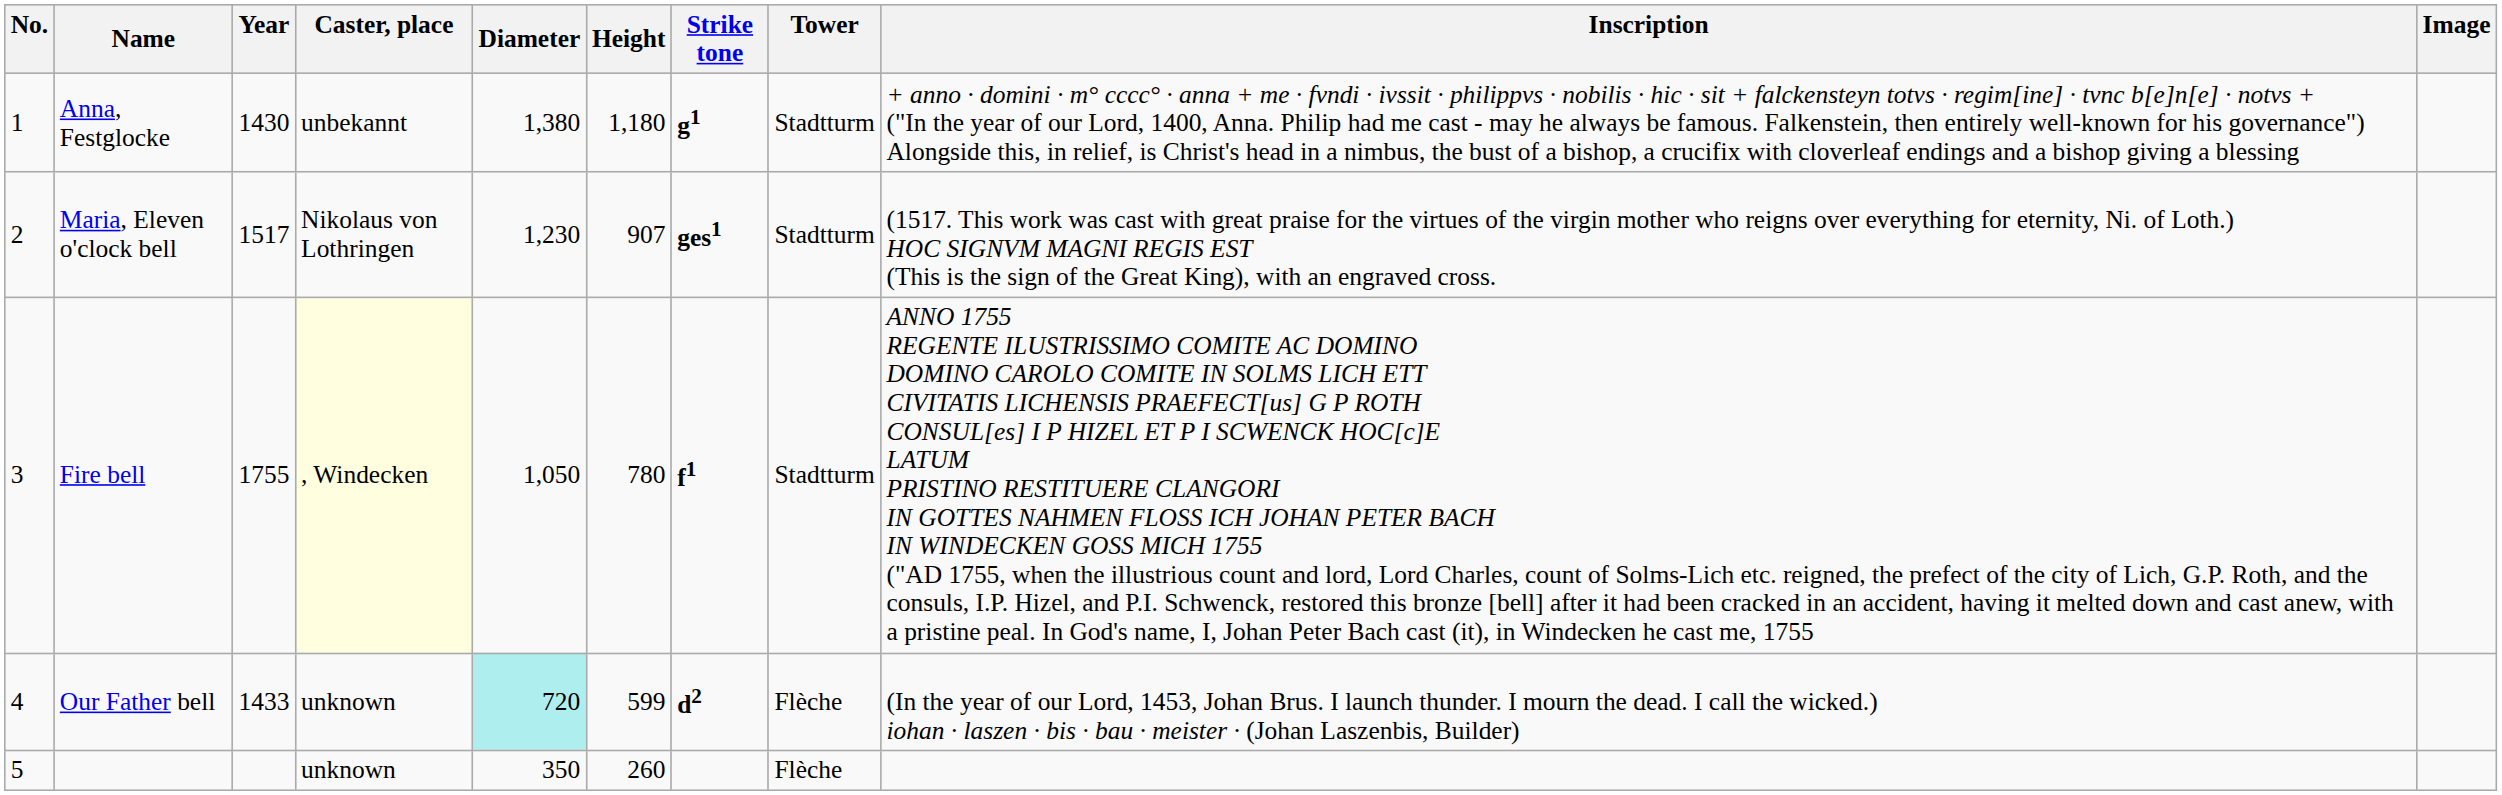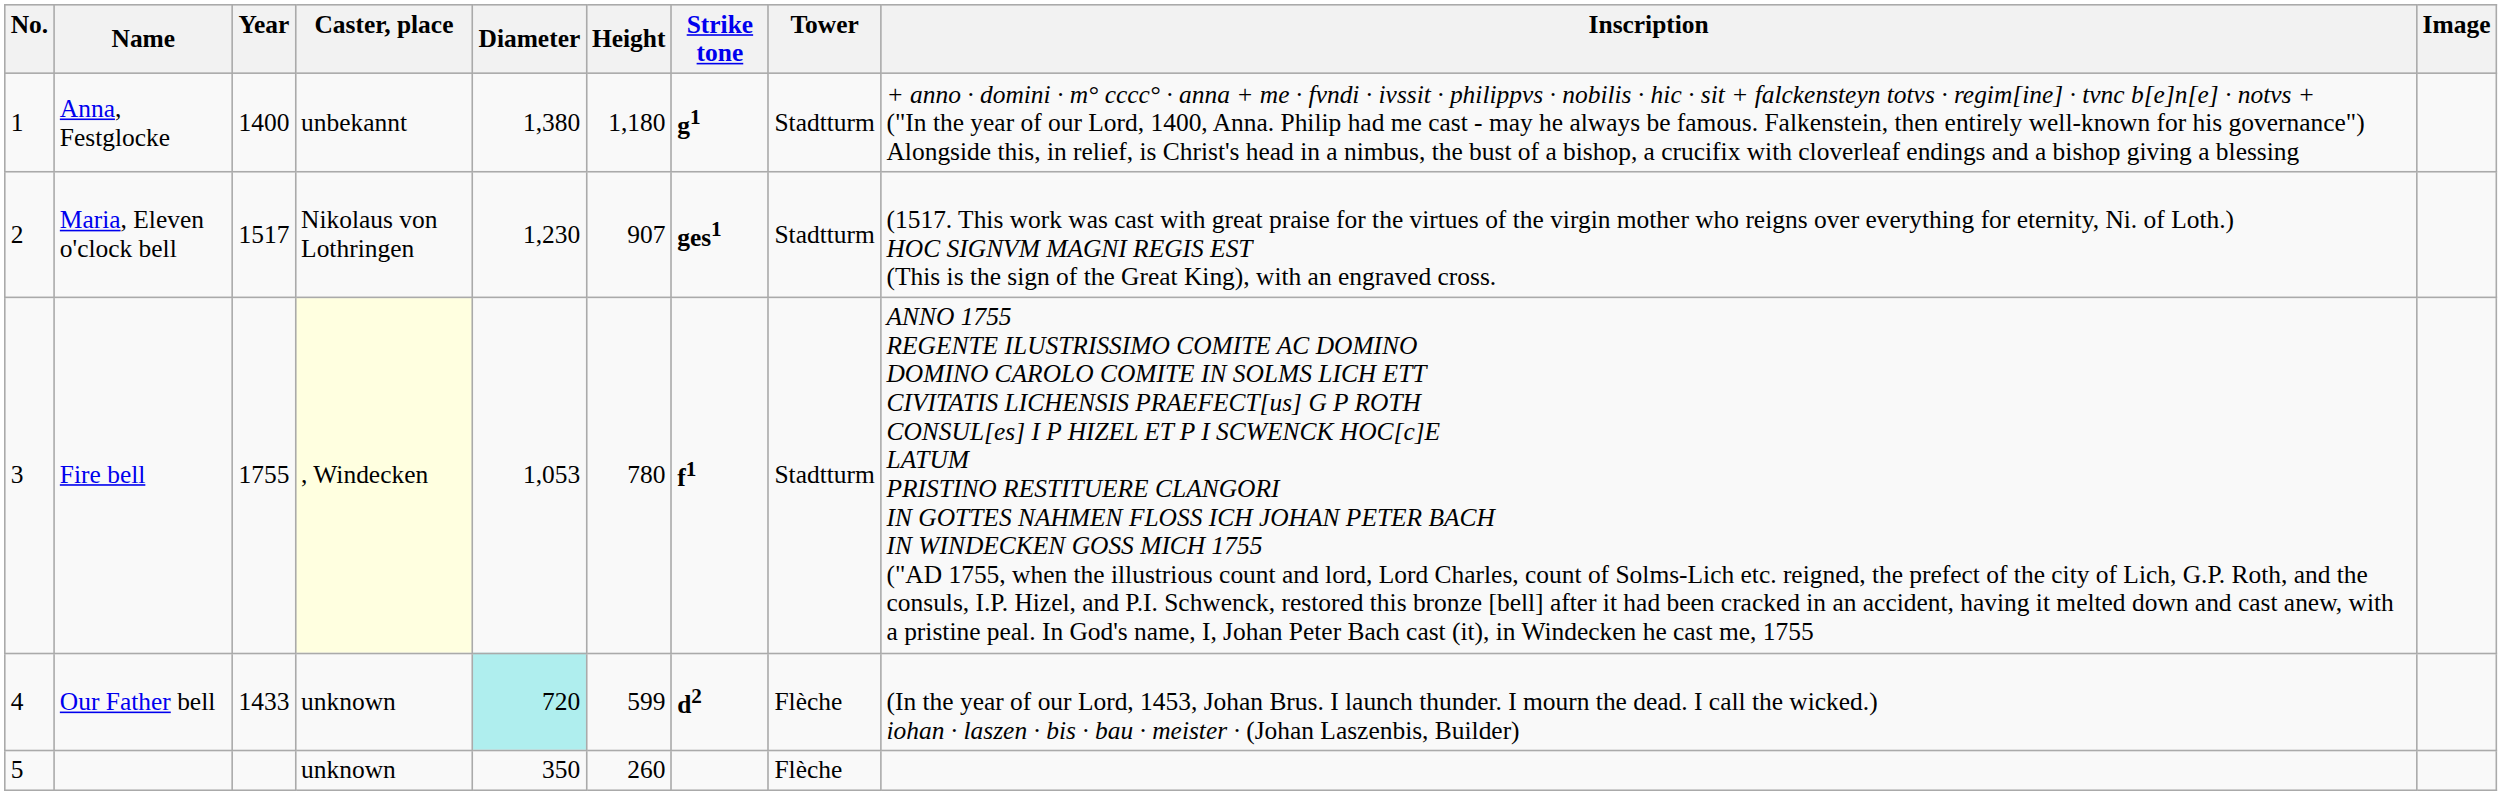(264, 122) 1430 -> (264, 122) 1400
(552, 474) 1,050 -> (552, 474) 1,053
